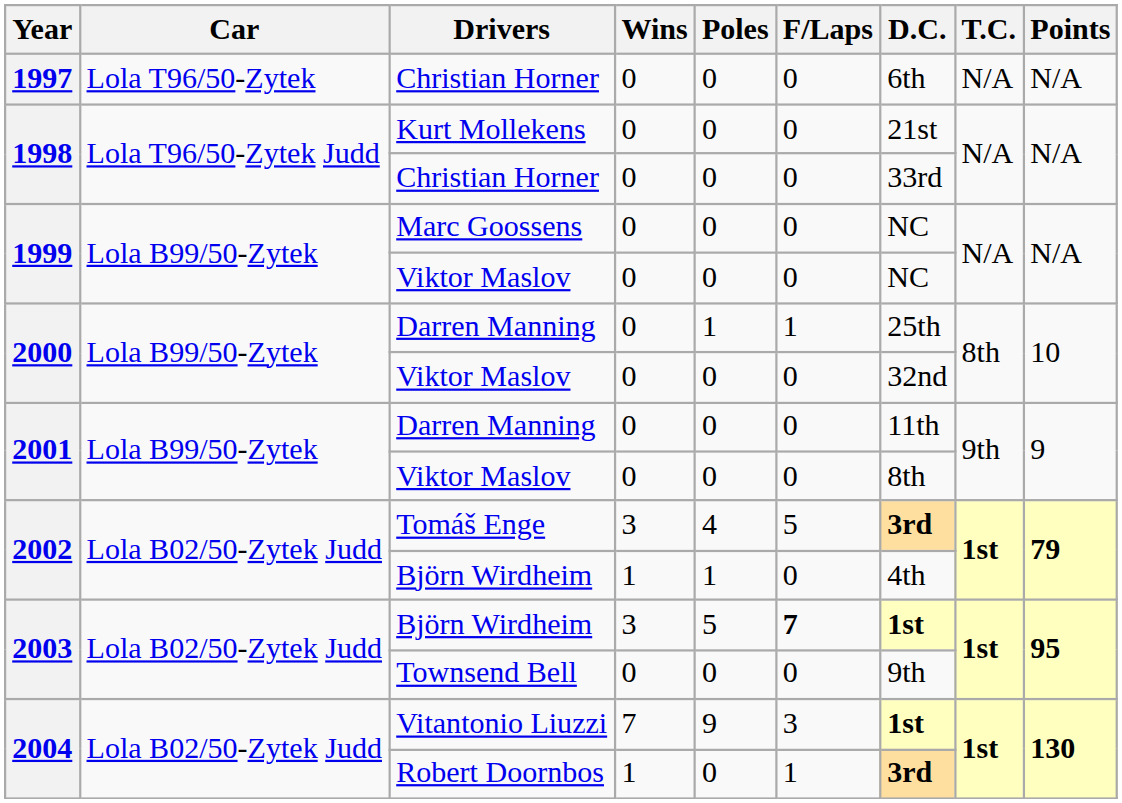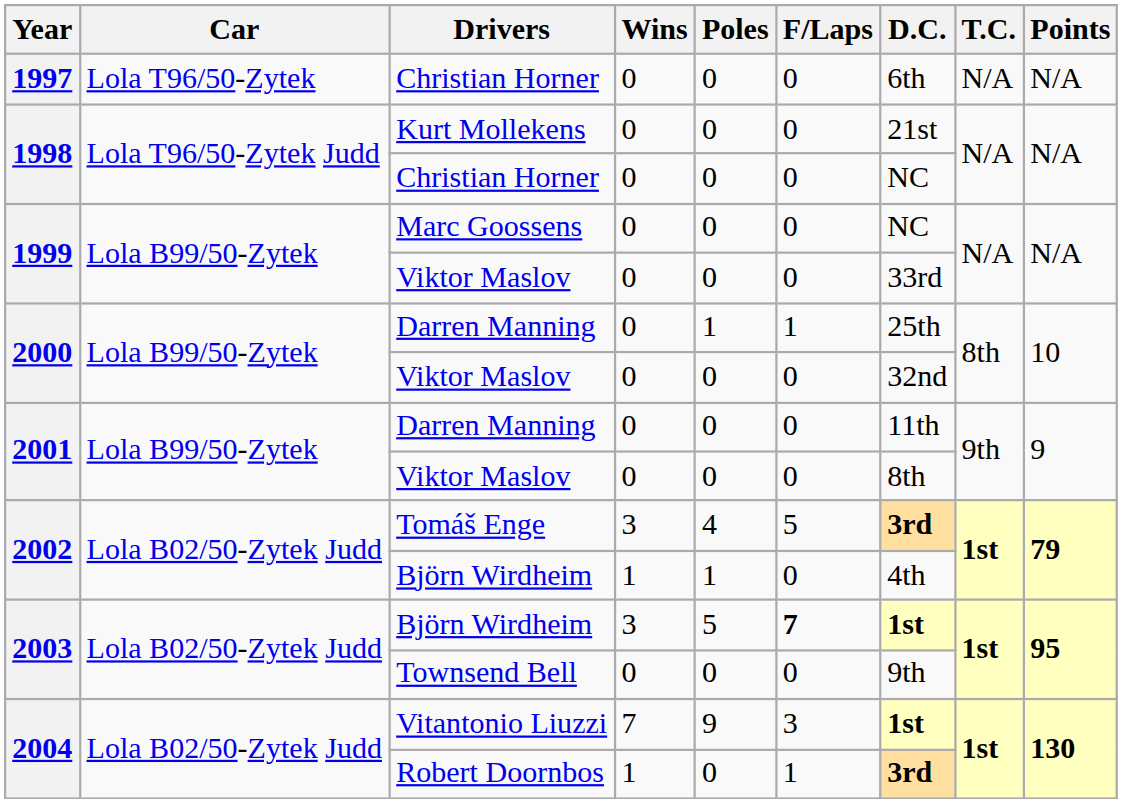(915, 177) 33rd -> (908, 177) NC
(908, 276) NC -> (915, 276) 33rd
